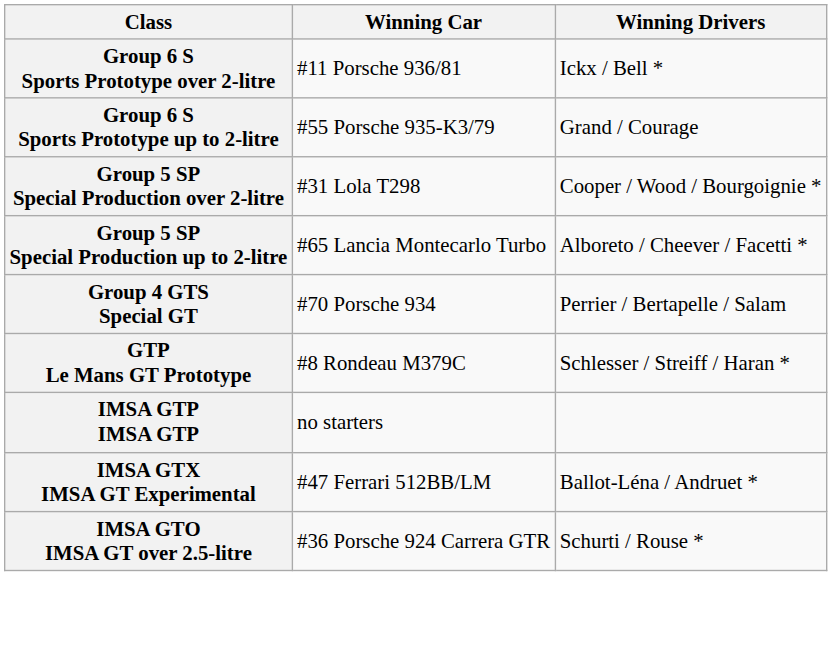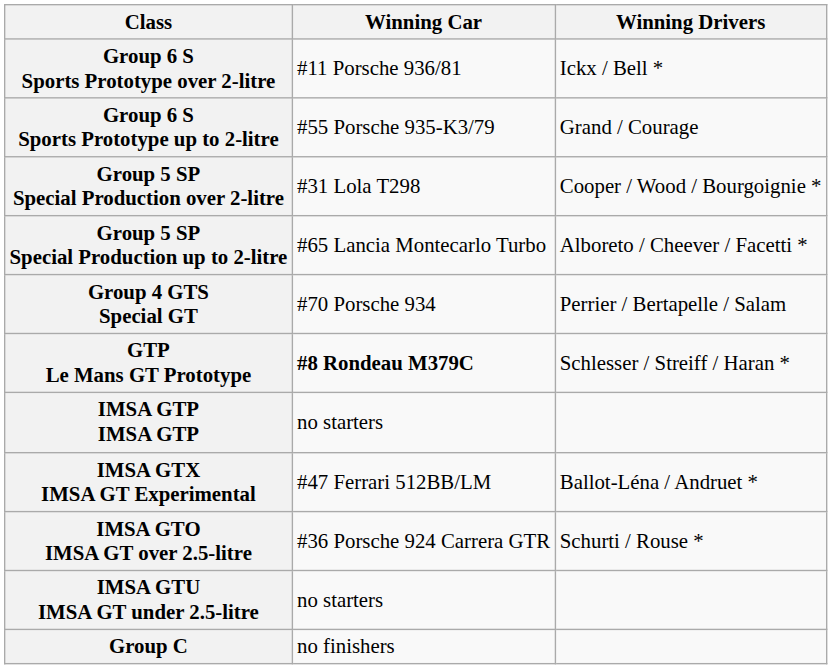(381, 363) normal -> (385, 363) bold
+ row: (148, 599)
+ row: (148, 646)
